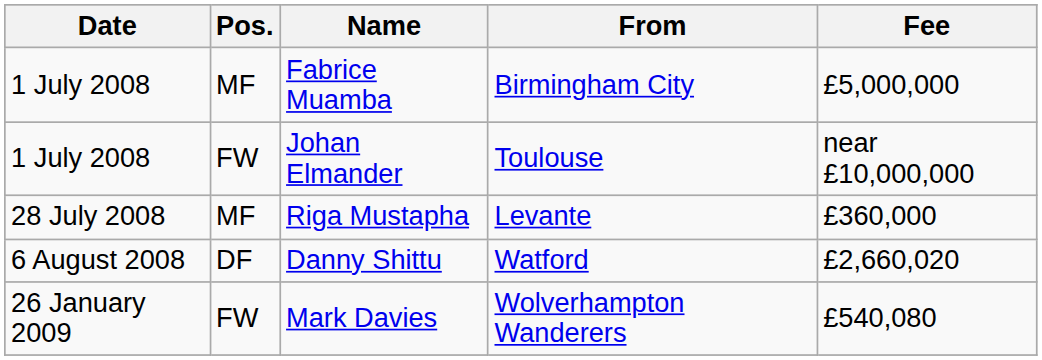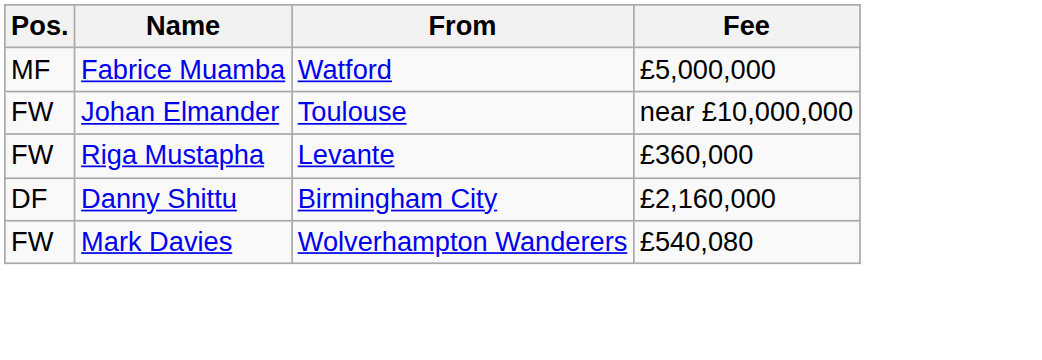- column: (107, 26)
(594, 84) Birmingham City -> (345, 69) Watford
(236, 216) MF -> (32, 155) FW
(542, 259) Watford -> (397, 198) Birmingham City
(891, 259) £2,660,020 -> (708, 198) £2,160,000
